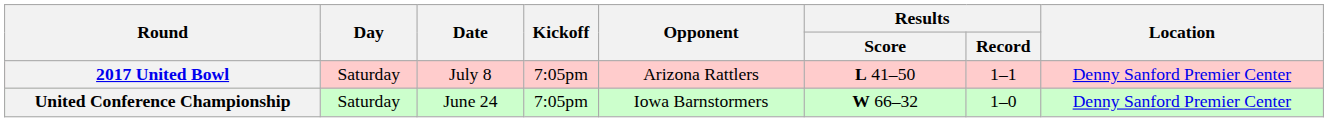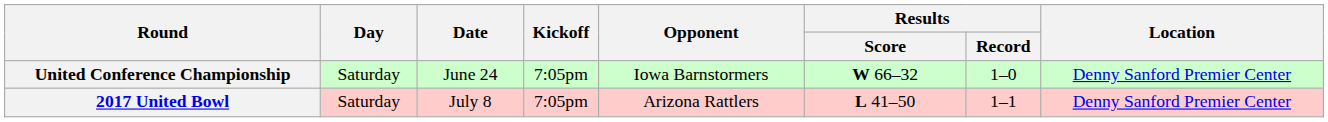rows swapped: (163, 102) <-> (163, 74)
